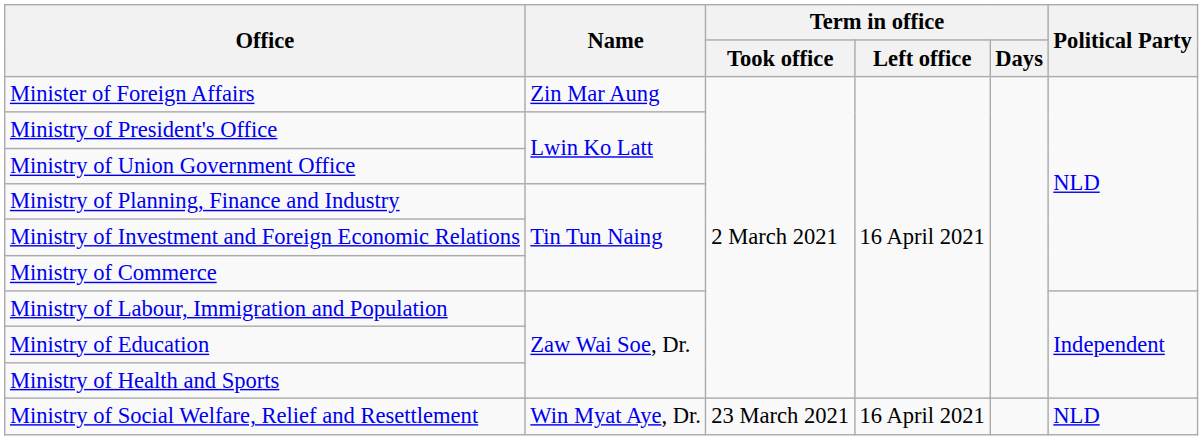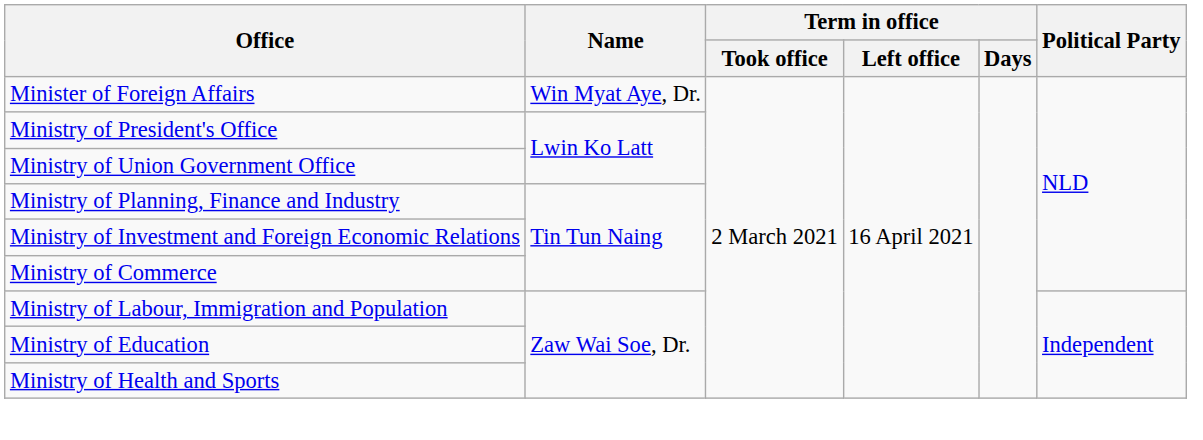(595, 93) Zin Mar Aung -> (616, 93) Win Myat Aye, Dr.
- row: (244, 415)
